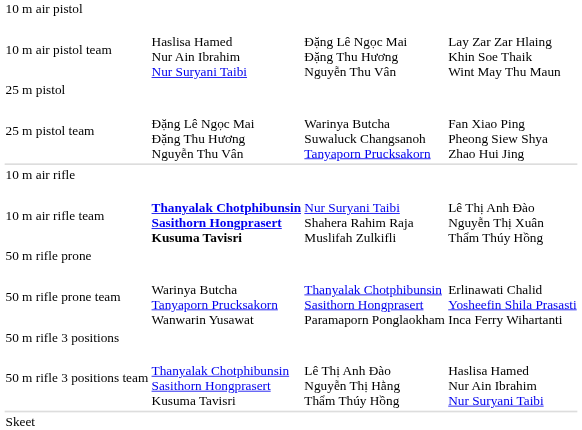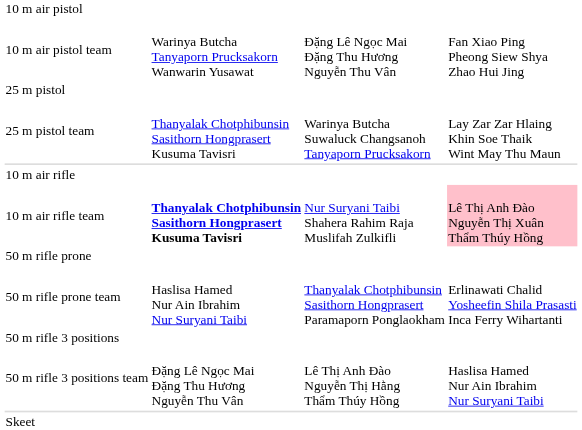(199, 57) Haslisa Hamed Nur Ain Ibrahim Nur Suryani Taibi -> (215, 57) Warinya Butcha Tanyaporn Prucksakorn Wanwarin Yusawat
(504, 57) Lay Zar Zar Hlaing Khin Soe Thaik Wint May Thu Maun -> (498, 57) Fan Xiao Ping Pheong Siew Shya Zhao Hui Jing
(203, 138) Đặng Lê Ngọc Mai Đặng Thu Hương Nguyễn Thu Vân -> (220, 138) Thanyalak Chotphibunsin Sasithorn Hongprasert Kusuma Tavisri
(498, 138) Fan Xiao Ping Pheong Siew Shya Zhao Hui Jing -> (504, 138) Lay Zar Zar Hlaing Khin Soe Thaik Wint May Thu Maun
(496, 223) no background -> (496, 223) pink background
(215, 304) Warinya Butcha Tanyaporn Prucksakorn Wanwarin Yusawat -> (199, 304) Haslisa Hamed Nur Ain Ibrahim Nur Suryani Taibi
(220, 385) Thanyalak Chotphibunsin Sasithorn Hongprasert Kusuma Tavisri -> (203, 385) Đặng Lê Ngọc Mai Đặng Thu Hương Nguyễn Thu Vân
